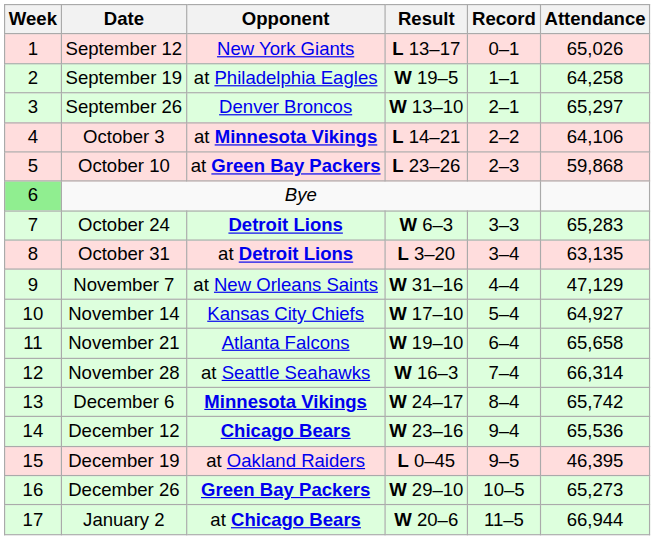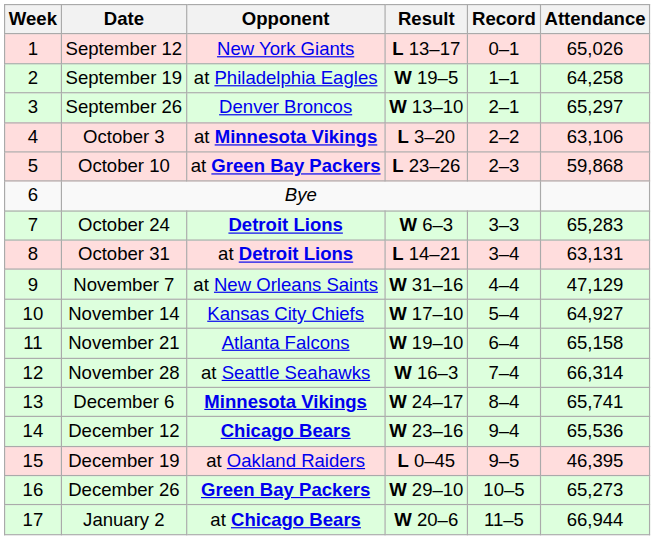(426, 136) L 14–21 -> (426, 136) L 3–20
(595, 136) 64,106 -> (595, 136) 63,106
(33, 195) lightgreen background -> (33, 195) no background
(426, 254) L 3–20 -> (426, 254) L 14–21
(595, 254) 63,135 -> (595, 254) 63,131
(595, 343) 65,658 -> (595, 343) 65,158
(595, 401) 65,742 -> (595, 401) 65,741
